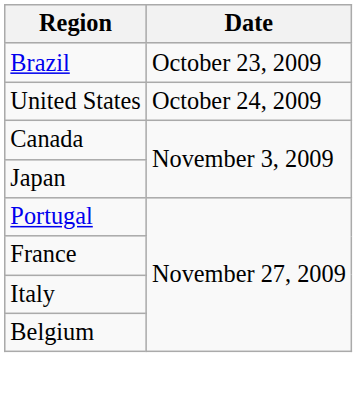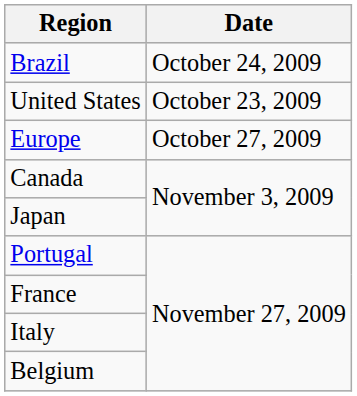(237, 62) October 23, 2009 -> (237, 62) October 24, 2009
(237, 100) October 24, 2009 -> (237, 100) October 23, 2009
+ row: (45, 139)
